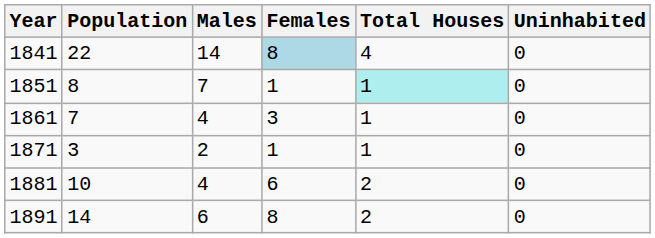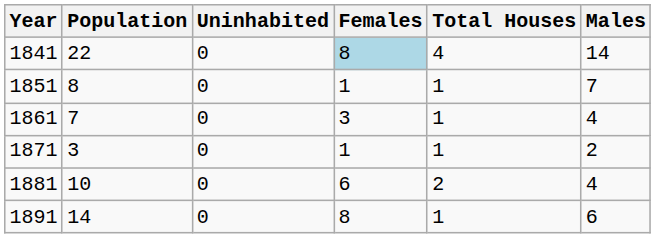columns swapped: (227, 21) <-> (580, 21)
(366, 86) paleturquoise background -> (438, 86) no background
(366, 217) 2 -> (438, 217) 1
